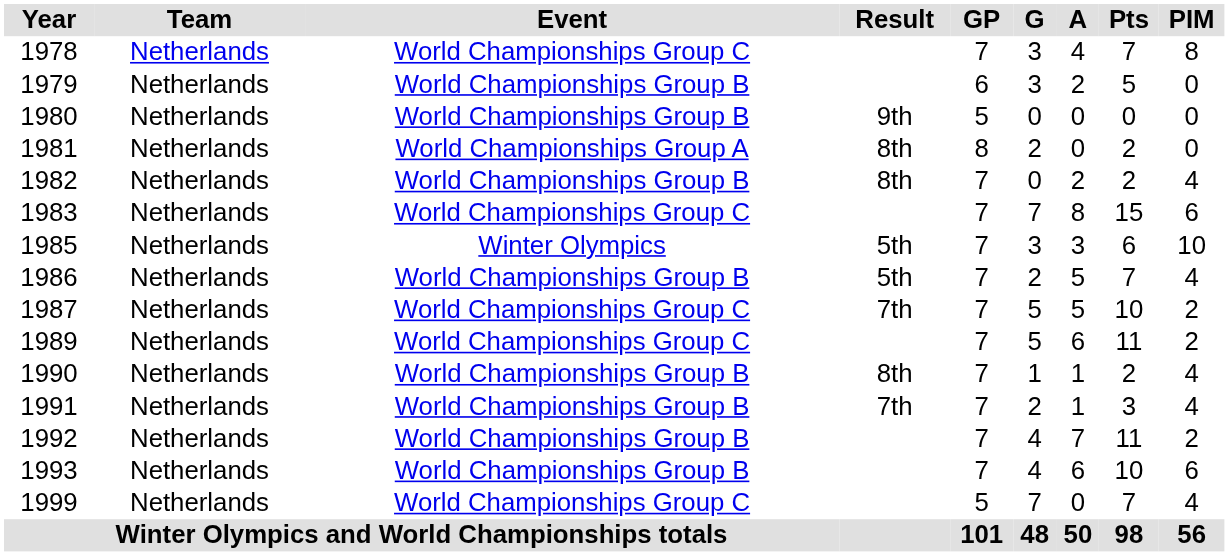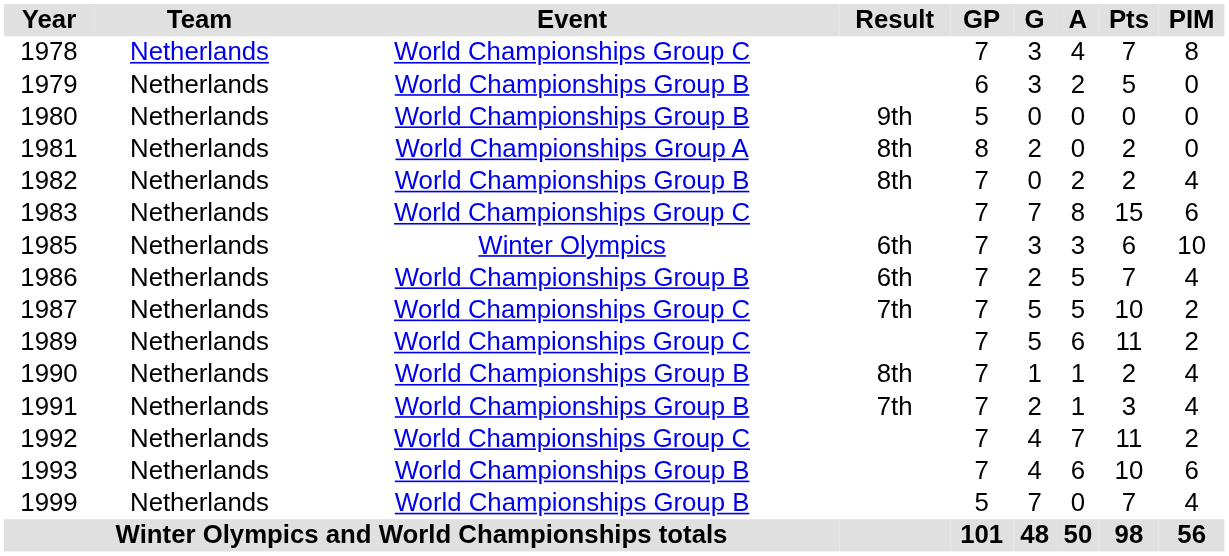(895, 245) 5th -> (895, 245) 6th
(895, 277) 5th -> (895, 277) 6th
(572, 438) World Championships Group B -> (572, 438) World Championships Group C
(572, 502) World Championships Group C -> (572, 502) World Championships Group B
